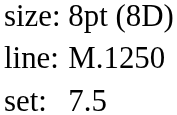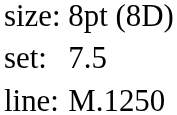rows swapped: (25, 100) <-> (31, 58)
